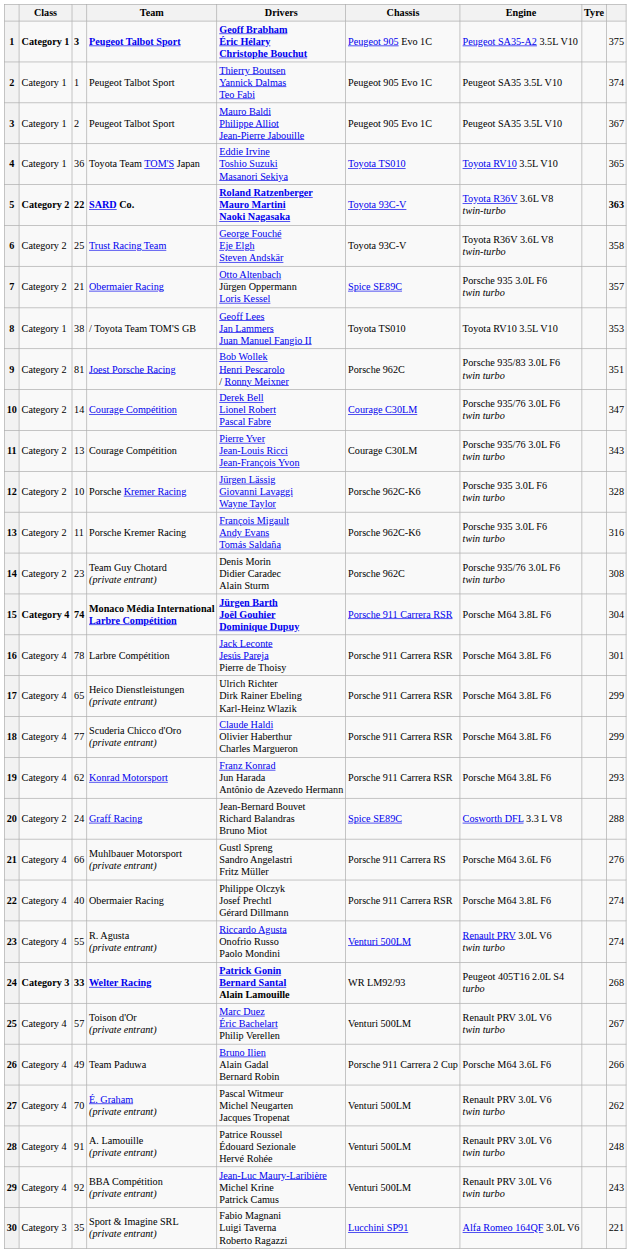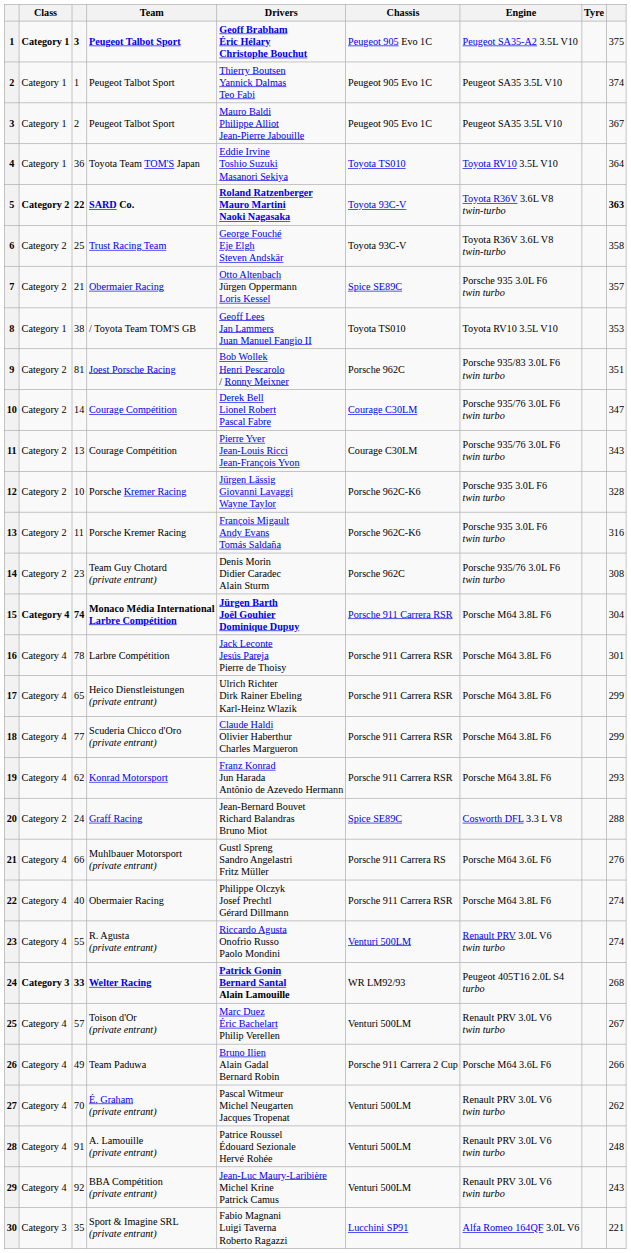(616, 164) 365 -> (616, 164) 364
